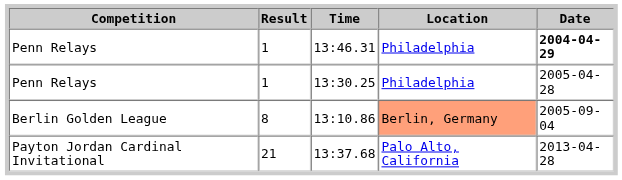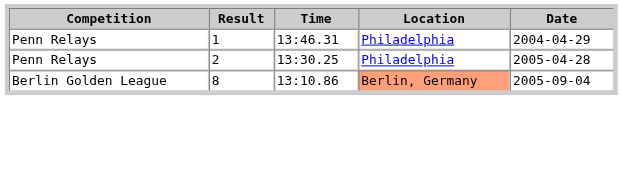(570, 47) bold -> (552, 39) normal
(265, 82) 1 -> (216, 60) 2
- row: (345, 153)
